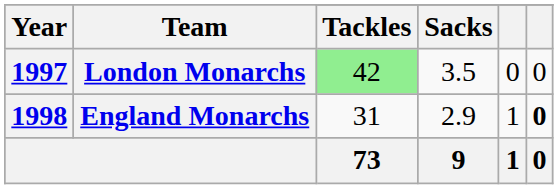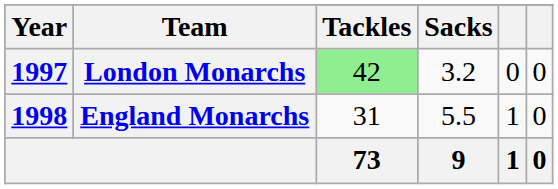(459, 71) 3.5 -> (459, 71) 3.2
(459, 115) 2.9 -> (459, 115) 5.5
(540, 115) bold -> (540, 115) normal
